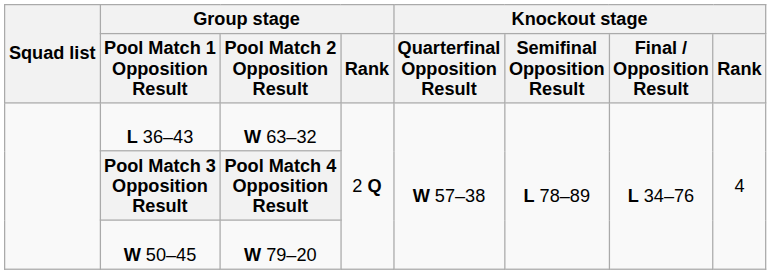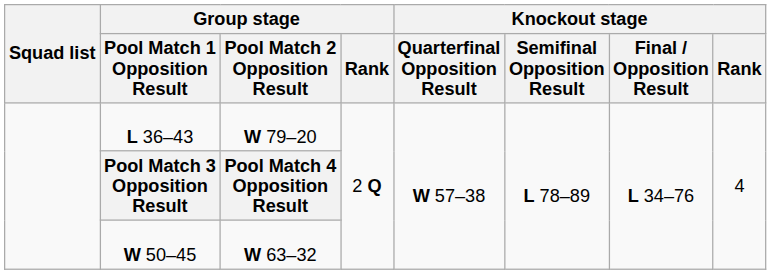(280, 137) W 63–32 -> (280, 137) W 79–20
(280, 255) W 79–20 -> (280, 255) W 63–32
